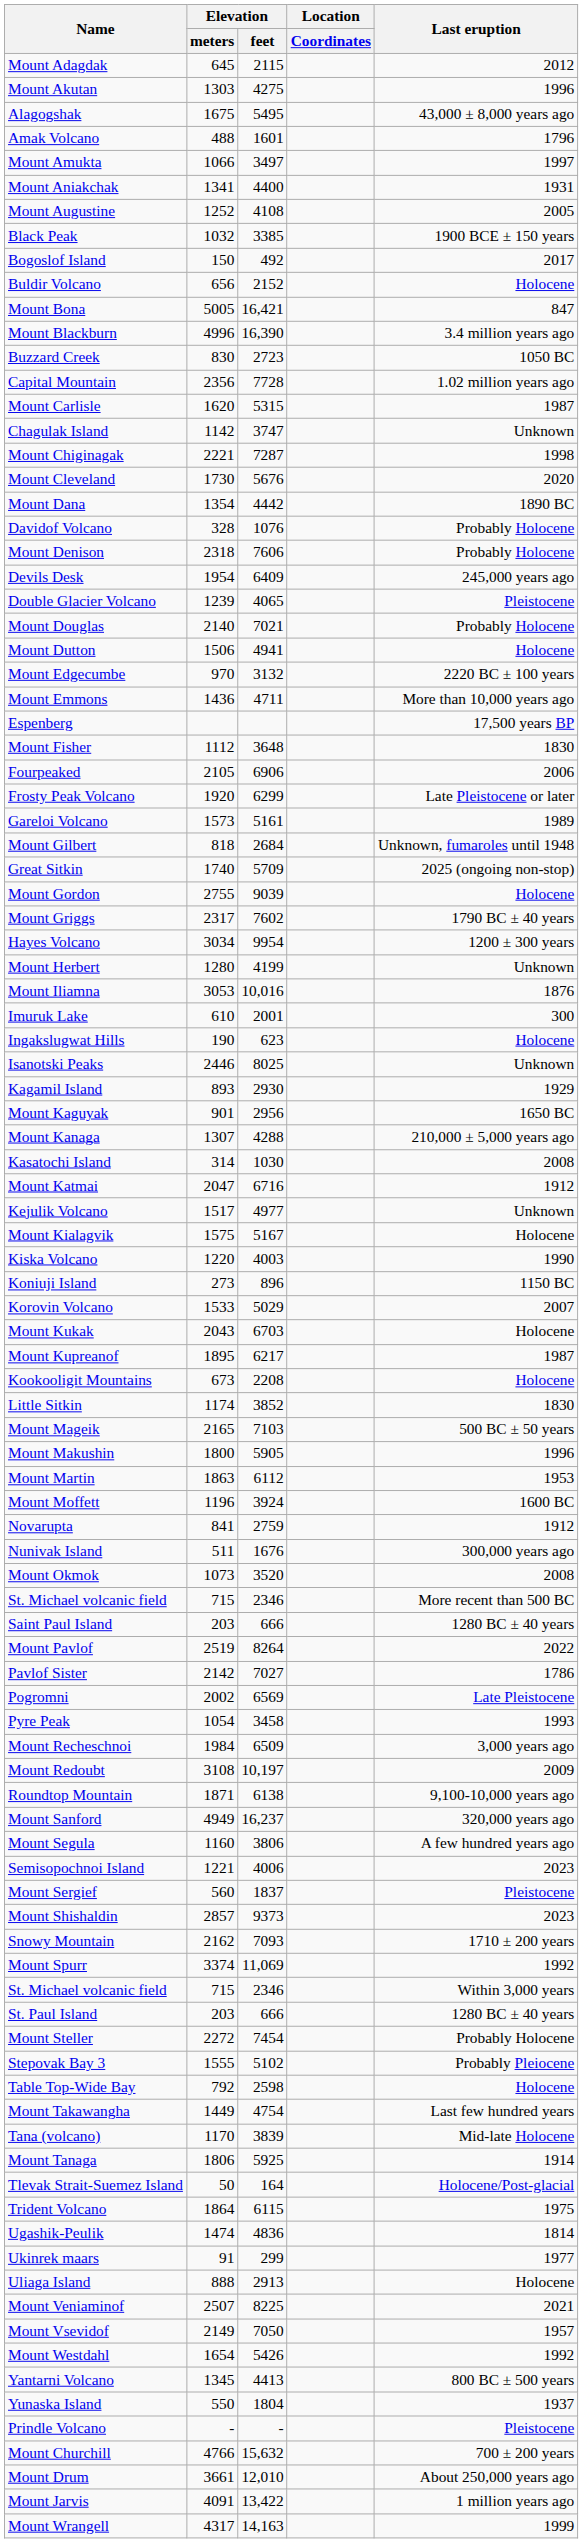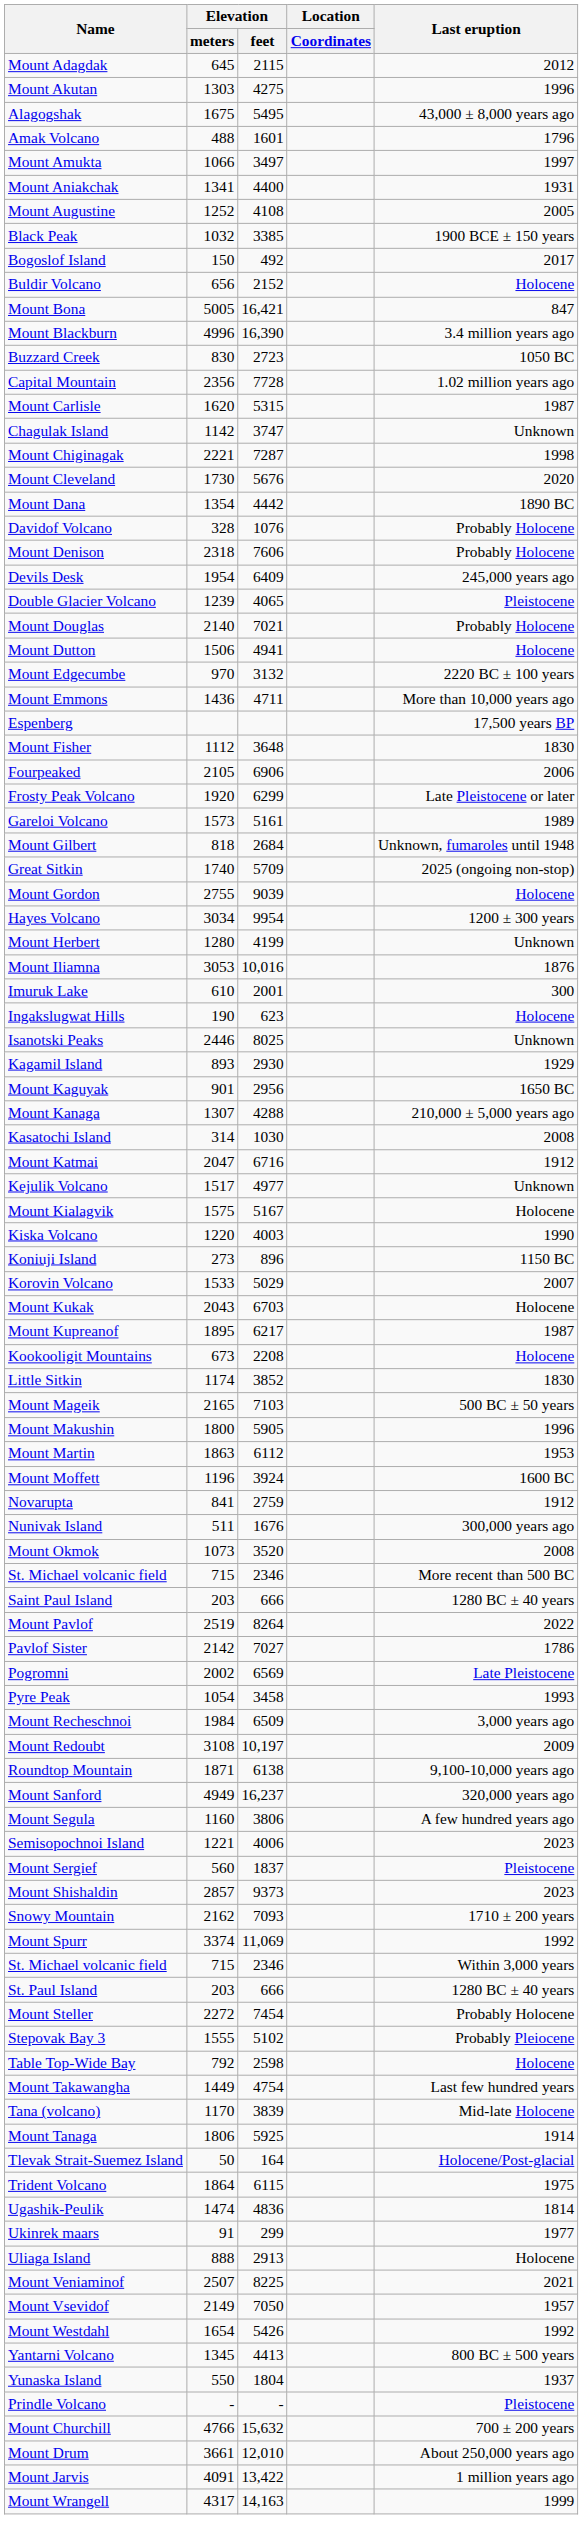- row: (51, 917)
